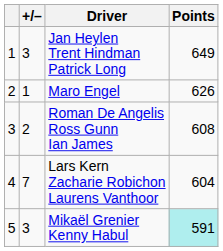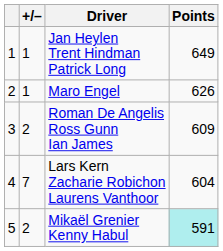(26, 53) 3 -> (26, 53) 1
(203, 129) 608 -> (203, 129) 609
(26, 228) 3 -> (26, 228) 2
